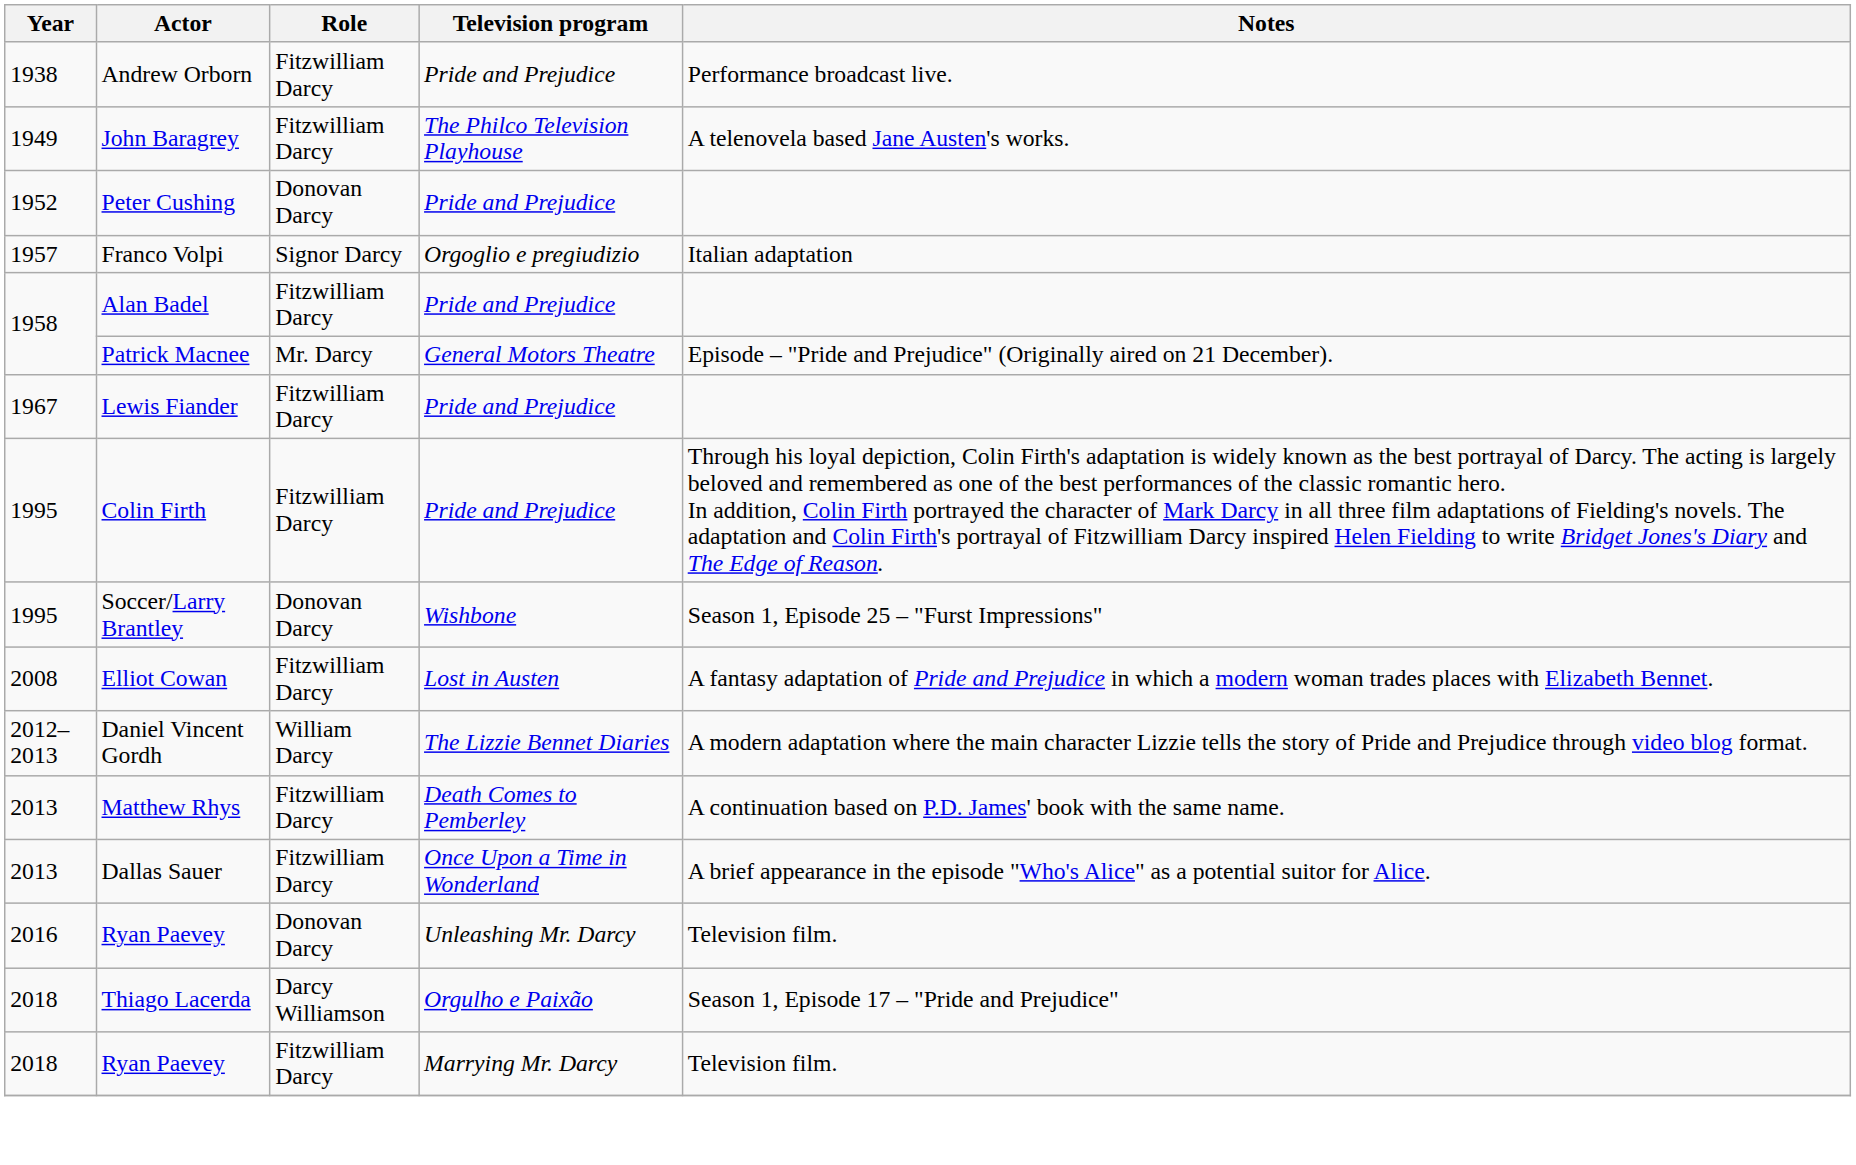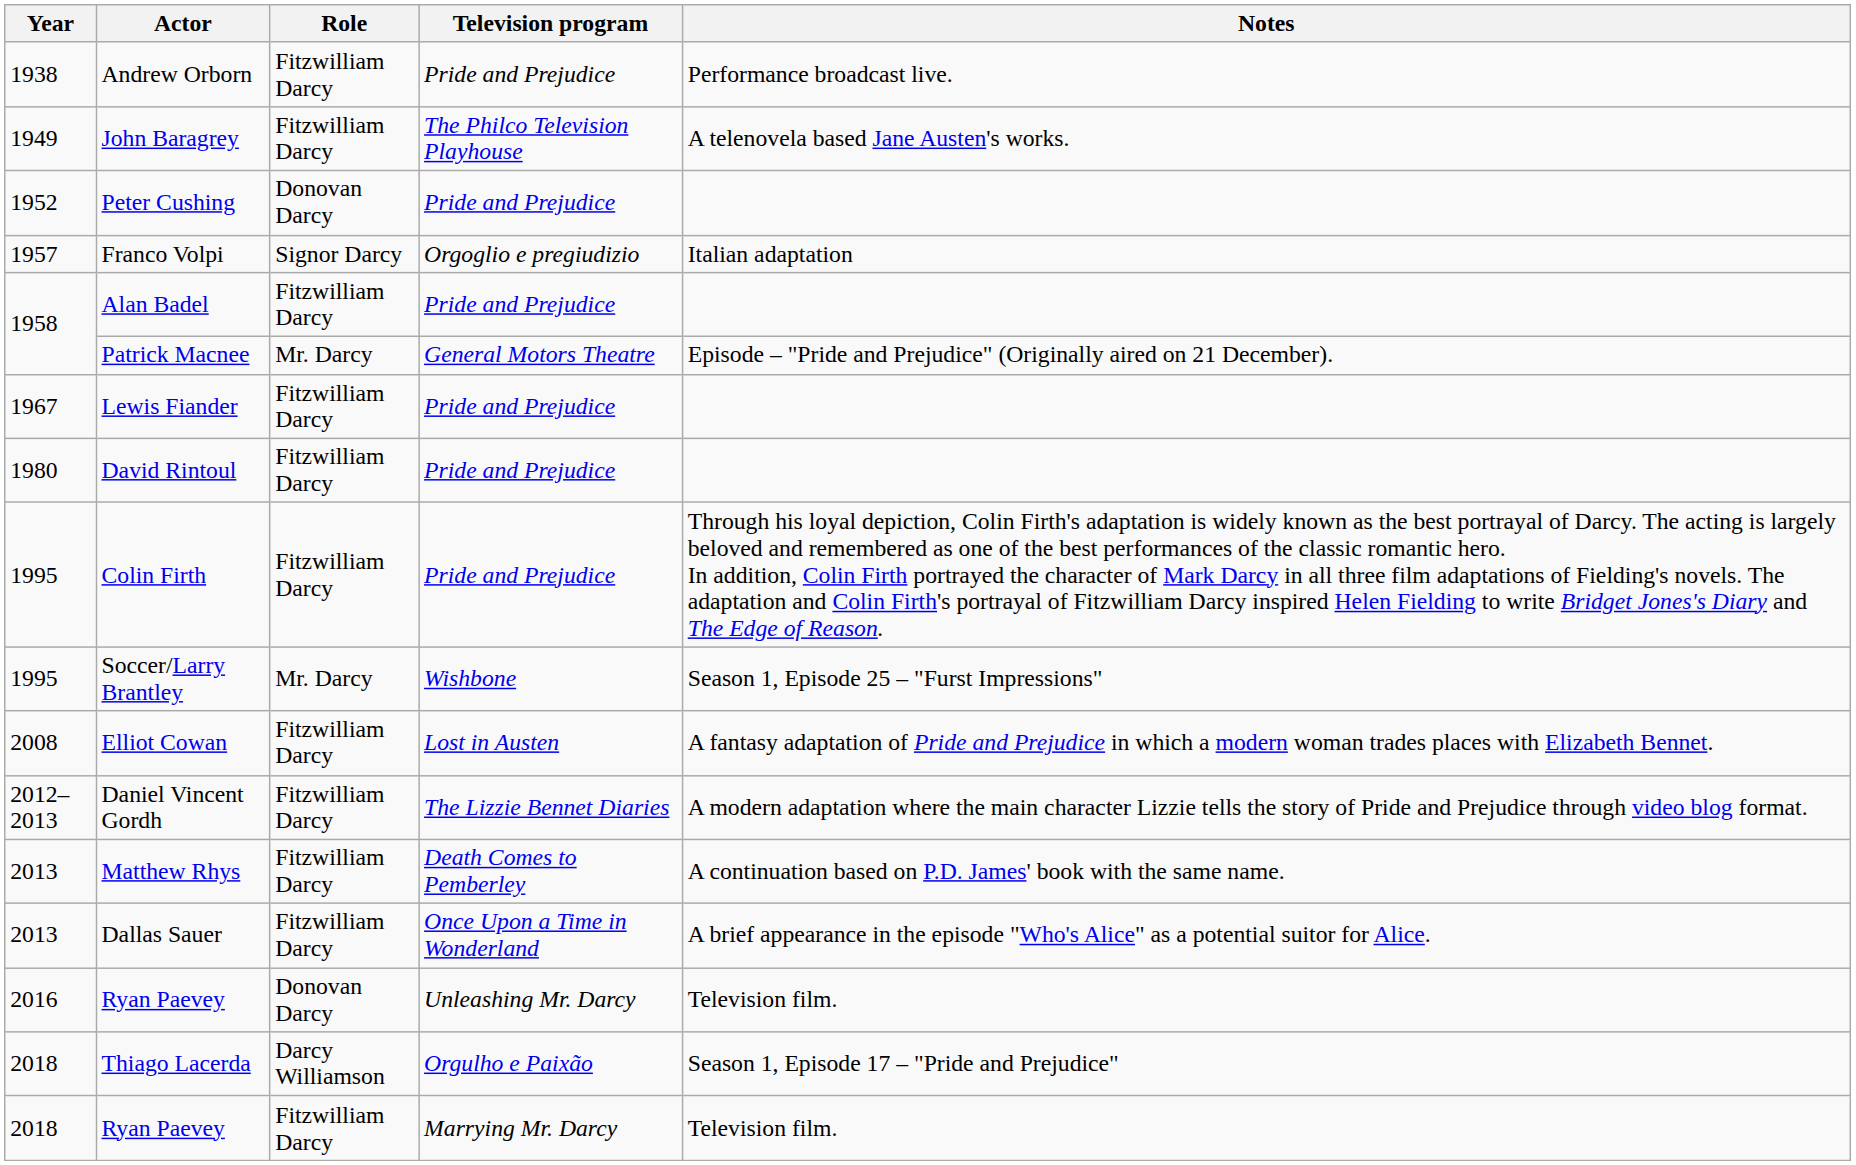+ row: (34, 470)
(319, 614) Donovan Darcy -> (324, 678) Mr. Darcy
(314, 742) William Darcy -> (330, 806) Fitzwilliam Darcy
